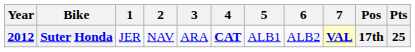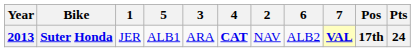columns swapped: (161, 15) <-> (264, 15)
(21, 36) 2012 -> (21, 36) 2013
(399, 36) 25 -> (399, 36) 24
